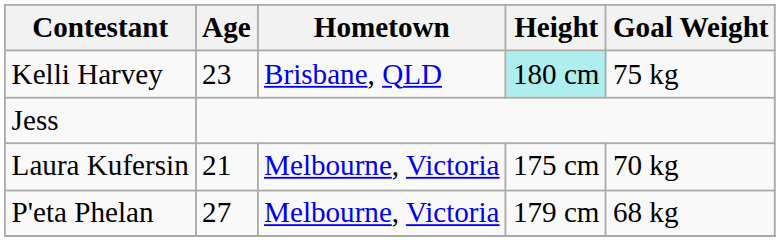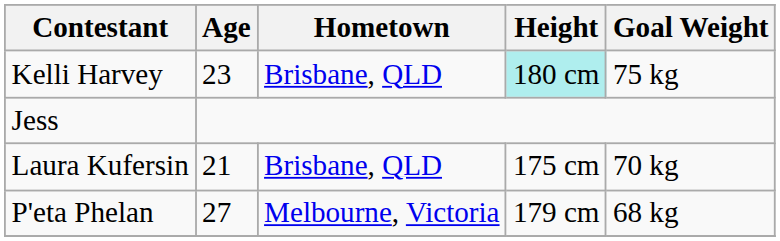(382, 166) Melbourne, Victoria -> (353, 166) Brisbane, QLD
